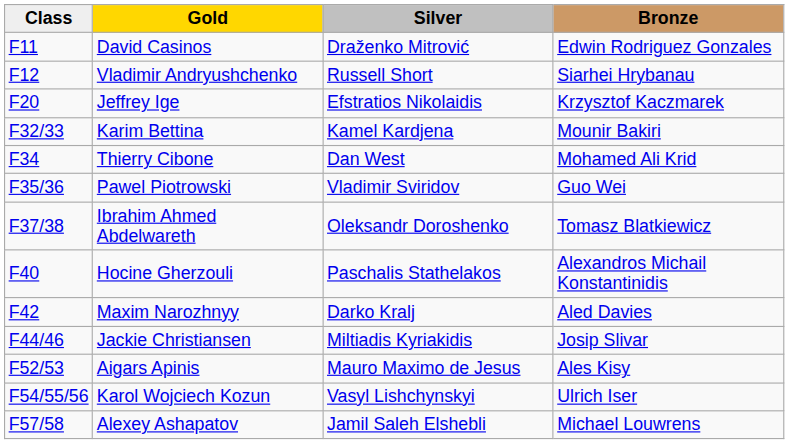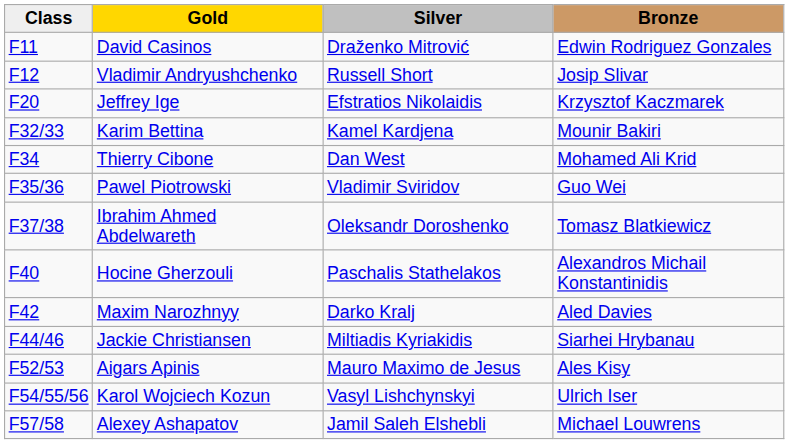(626, 74) Siarhei Hrybanau -> (603, 74) Josip Slivar
(603, 340) Josip Slivar -> (626, 340) Siarhei Hrybanau
